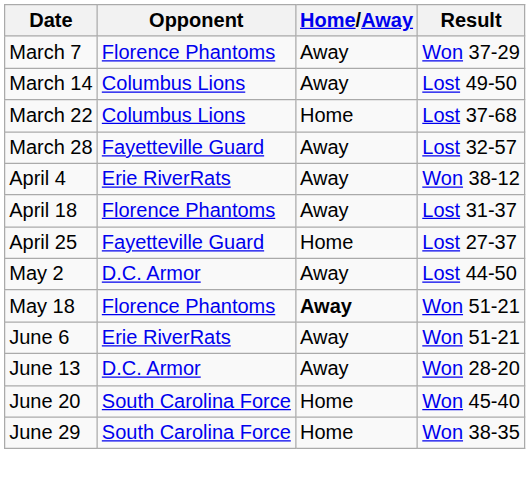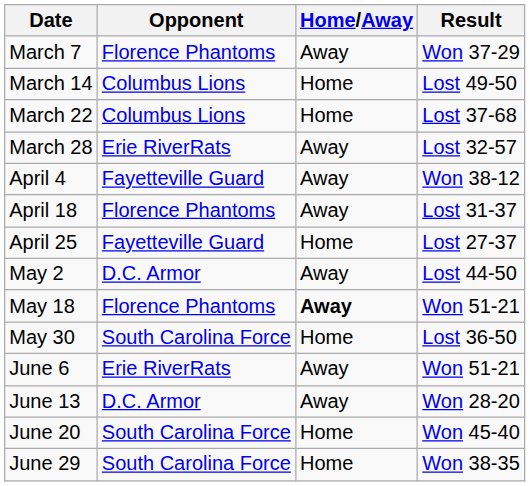(324, 83) Away -> (327, 83) Home
(183, 147) Fayetteville Guard -> (166, 147) Erie RiverRats
(166, 178) Erie RiverRats -> (183, 178) Fayetteville Guard
+ row: (42, 337)
